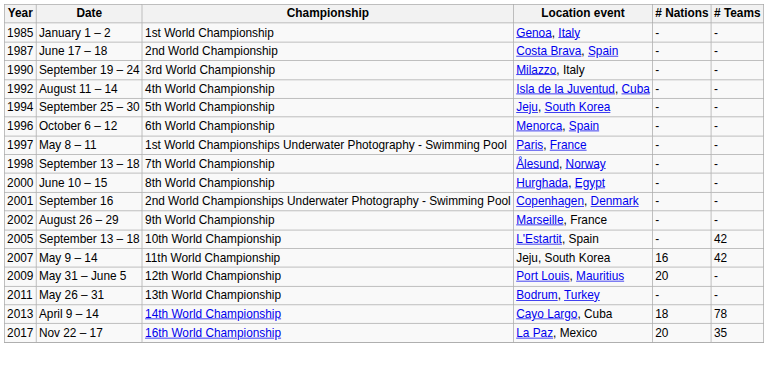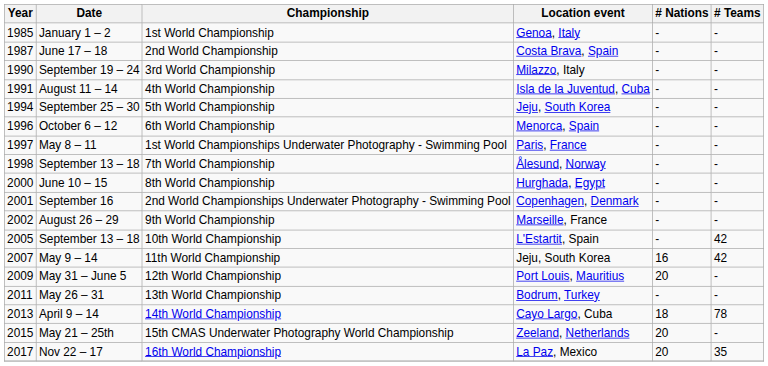(20, 88) 1992 -> (20, 88) 1991
+ row: (299, 333)
